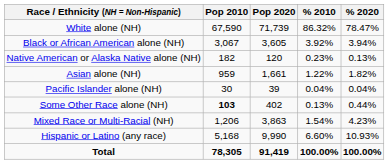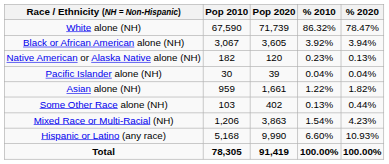rows swapped: (104, 74) <-> (104, 89)
(227, 105) bold -> (227, 105) normal
